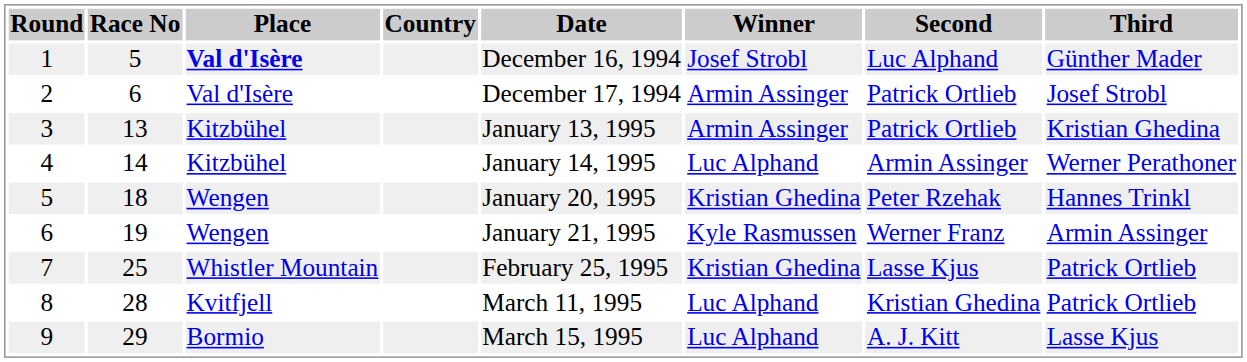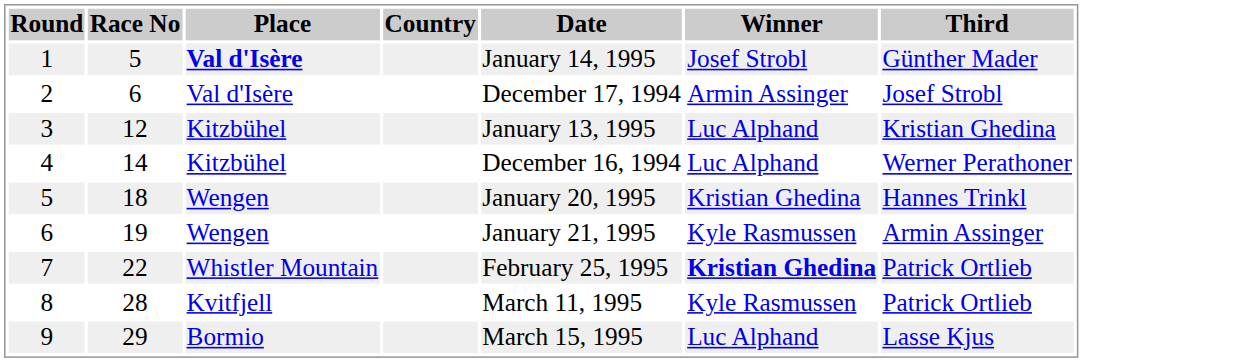- column: (954, 24)
(582, 59) December 16, 1994 -> (569, 59) January 14, 1995
(135, 128) 13 -> (135, 128) 12
(768, 128) Armin Assinger -> (753, 128) Luc Alphand
(569, 163) January 14, 1995 -> (582, 163) December 16, 1994
(135, 267) 25 -> (135, 267) 22
(774, 267) normal -> (782, 267) bold
(753, 302) Luc Alphand -> (772, 302) Kyle Rasmussen
